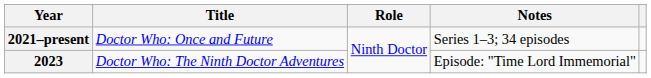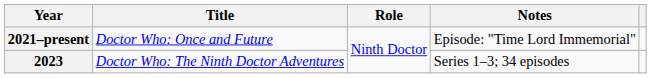(502, 38) Series 1–3; 34 episodes -> (535, 38) Episode: "Time Lord Immemorial"
(535, 61) Episode: "Time Lord Immemorial" -> (502, 61) Series 1–3; 34 episodes
